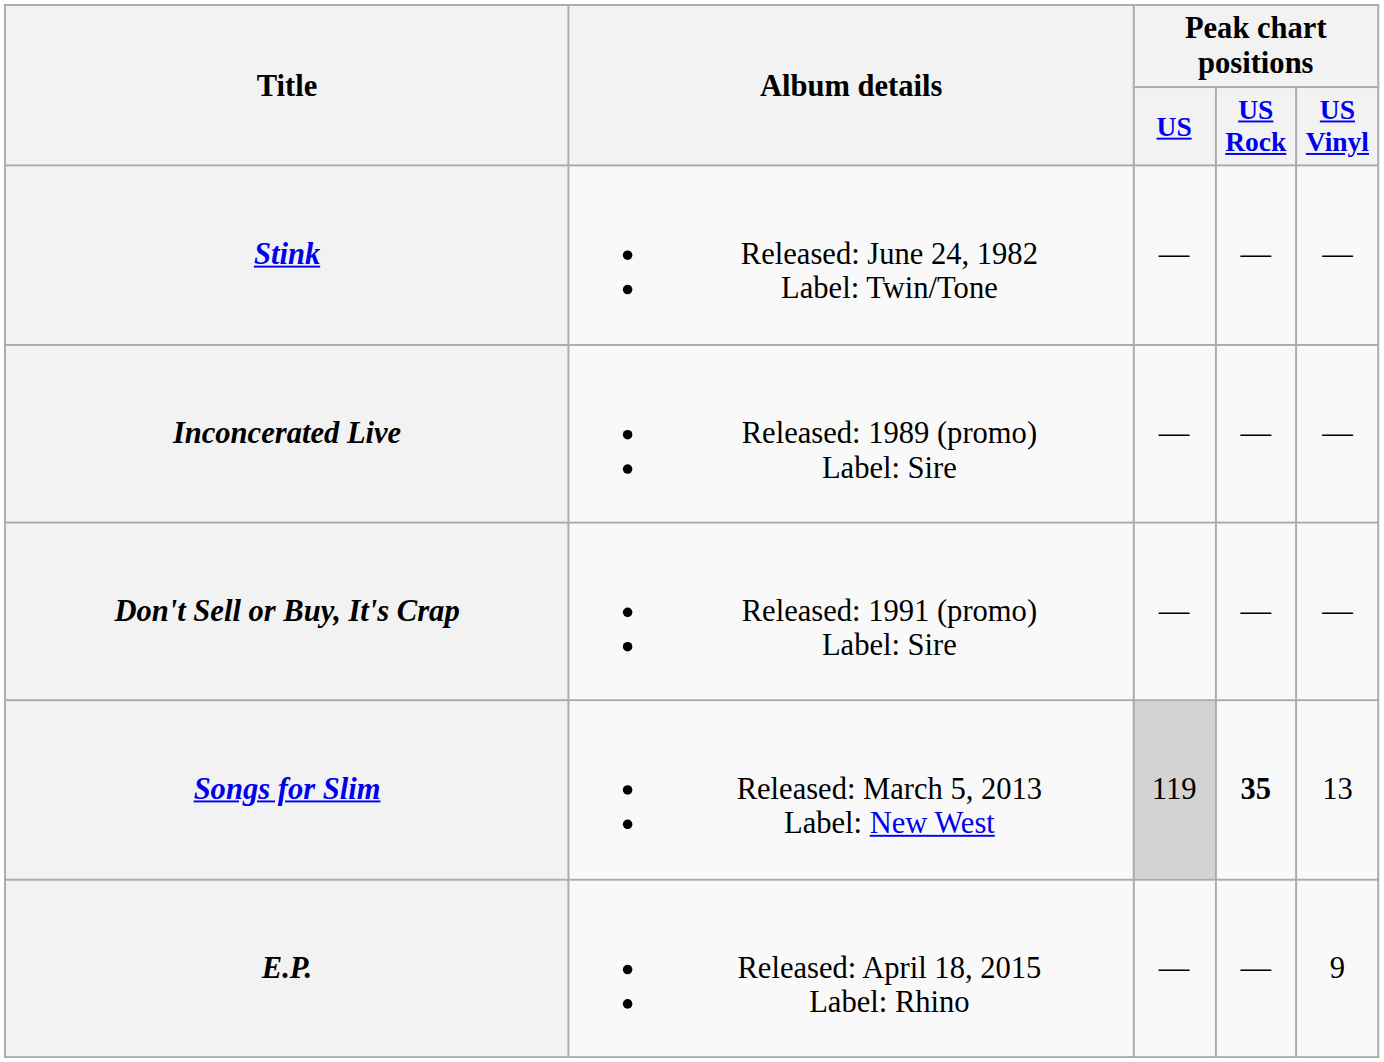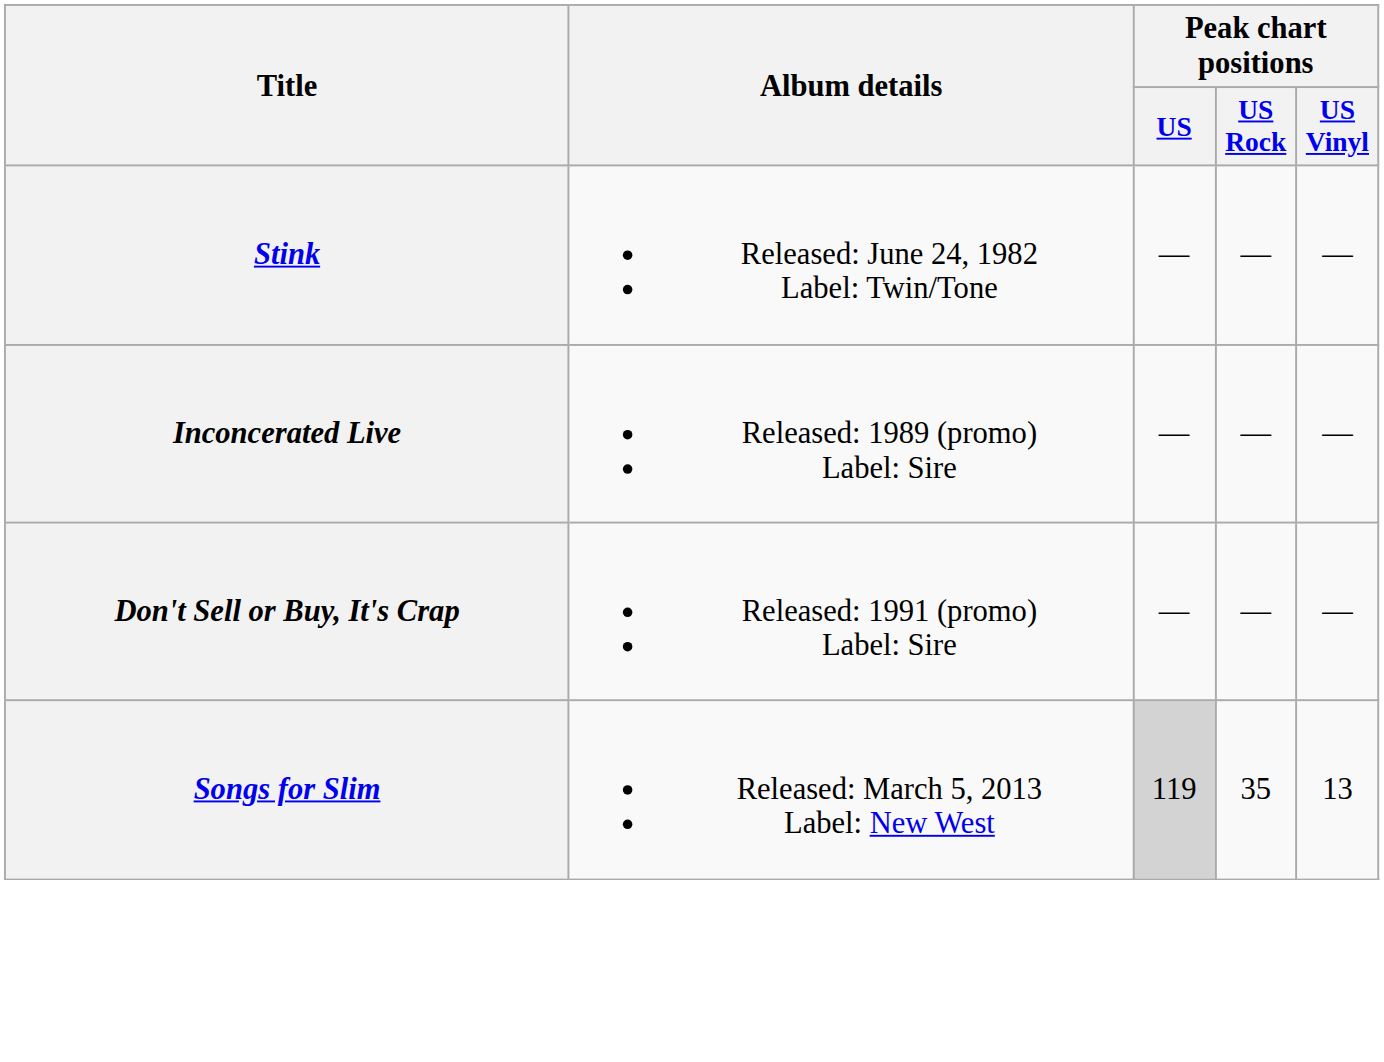(1256, 789) bold -> (1256, 789) normal
- row: (287, 967)
